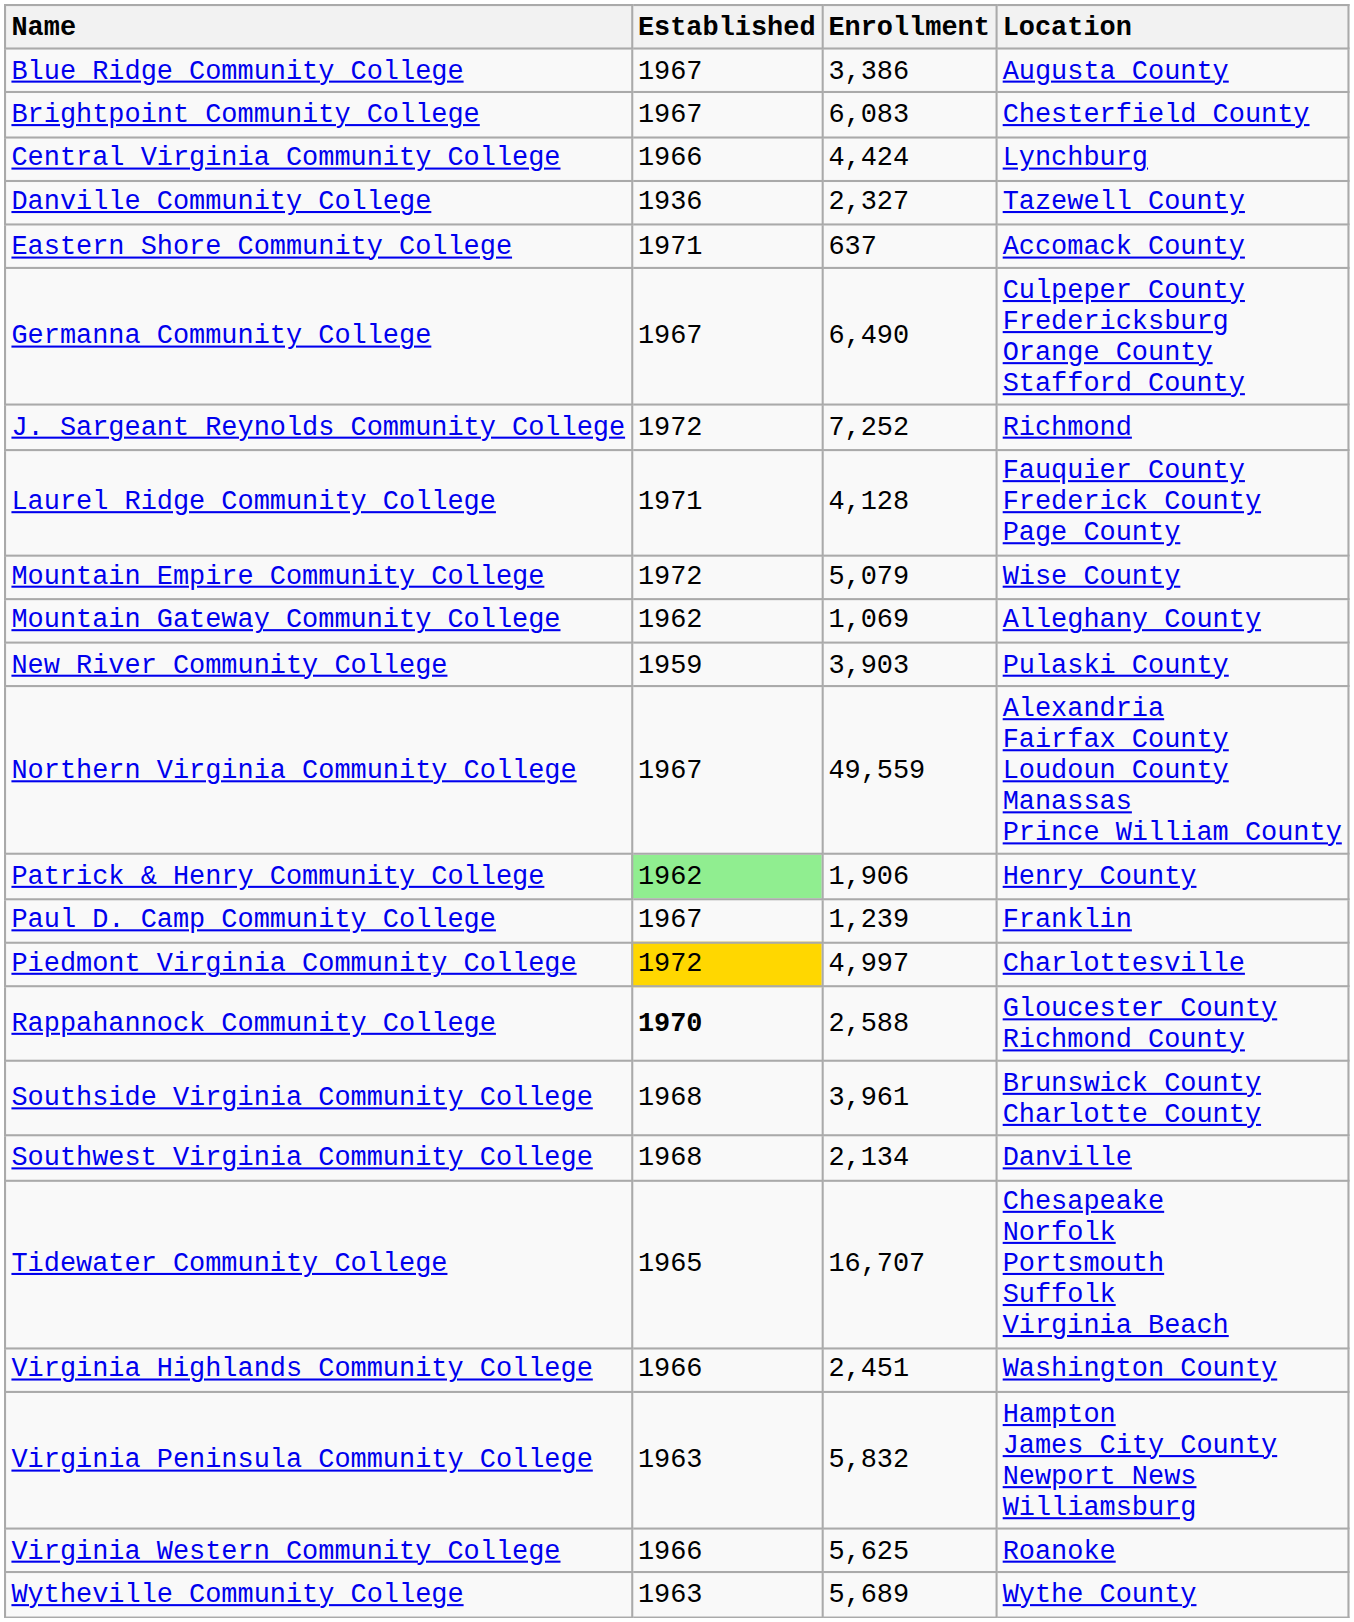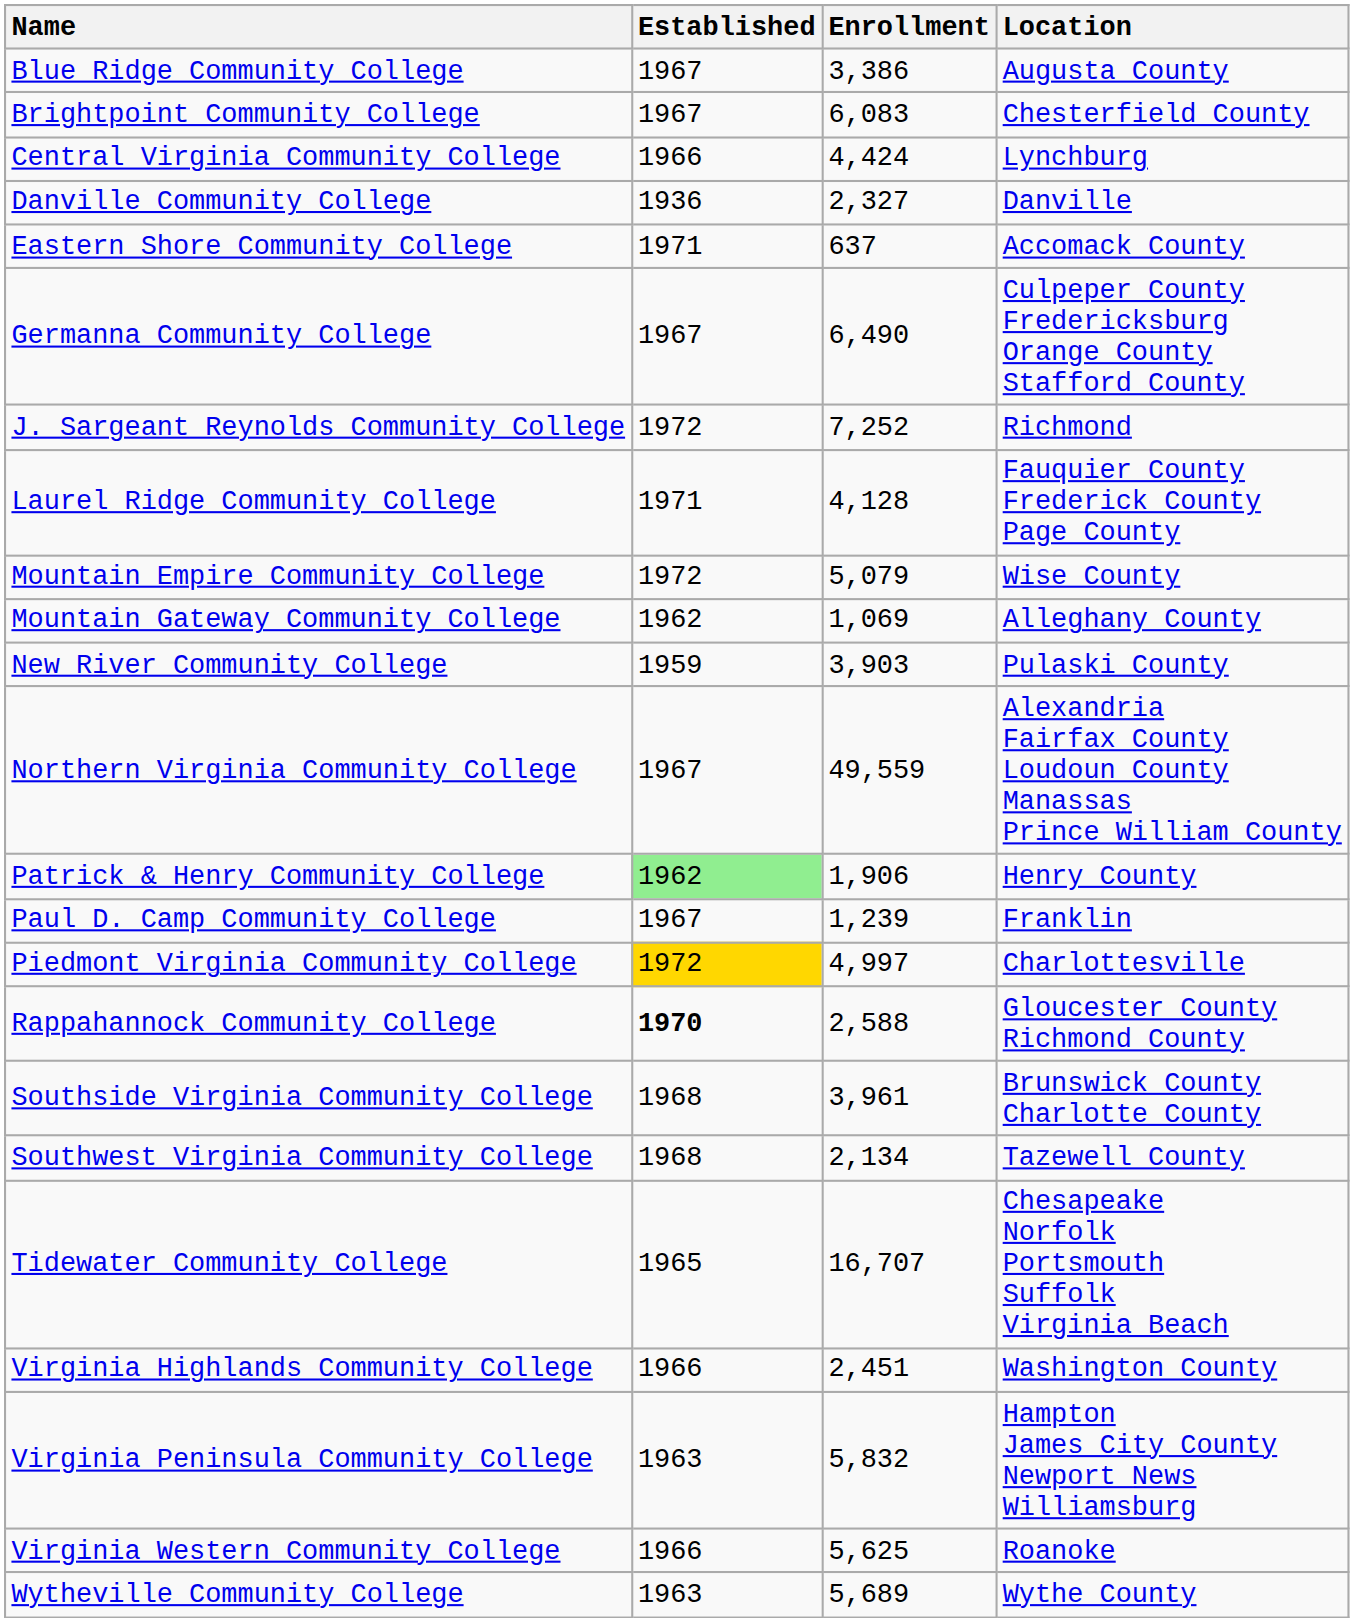(1124, 202) Tazewell County -> (1067, 202) Danville
(1067, 1158) Danville -> (1124, 1158) Tazewell County
